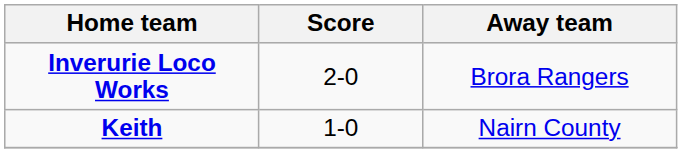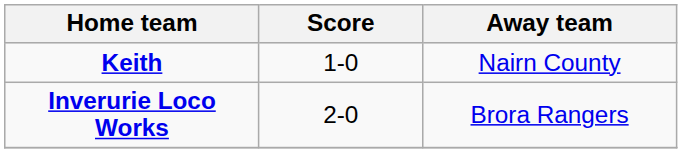rows swapped: (132, 76) <-> (132, 128)
